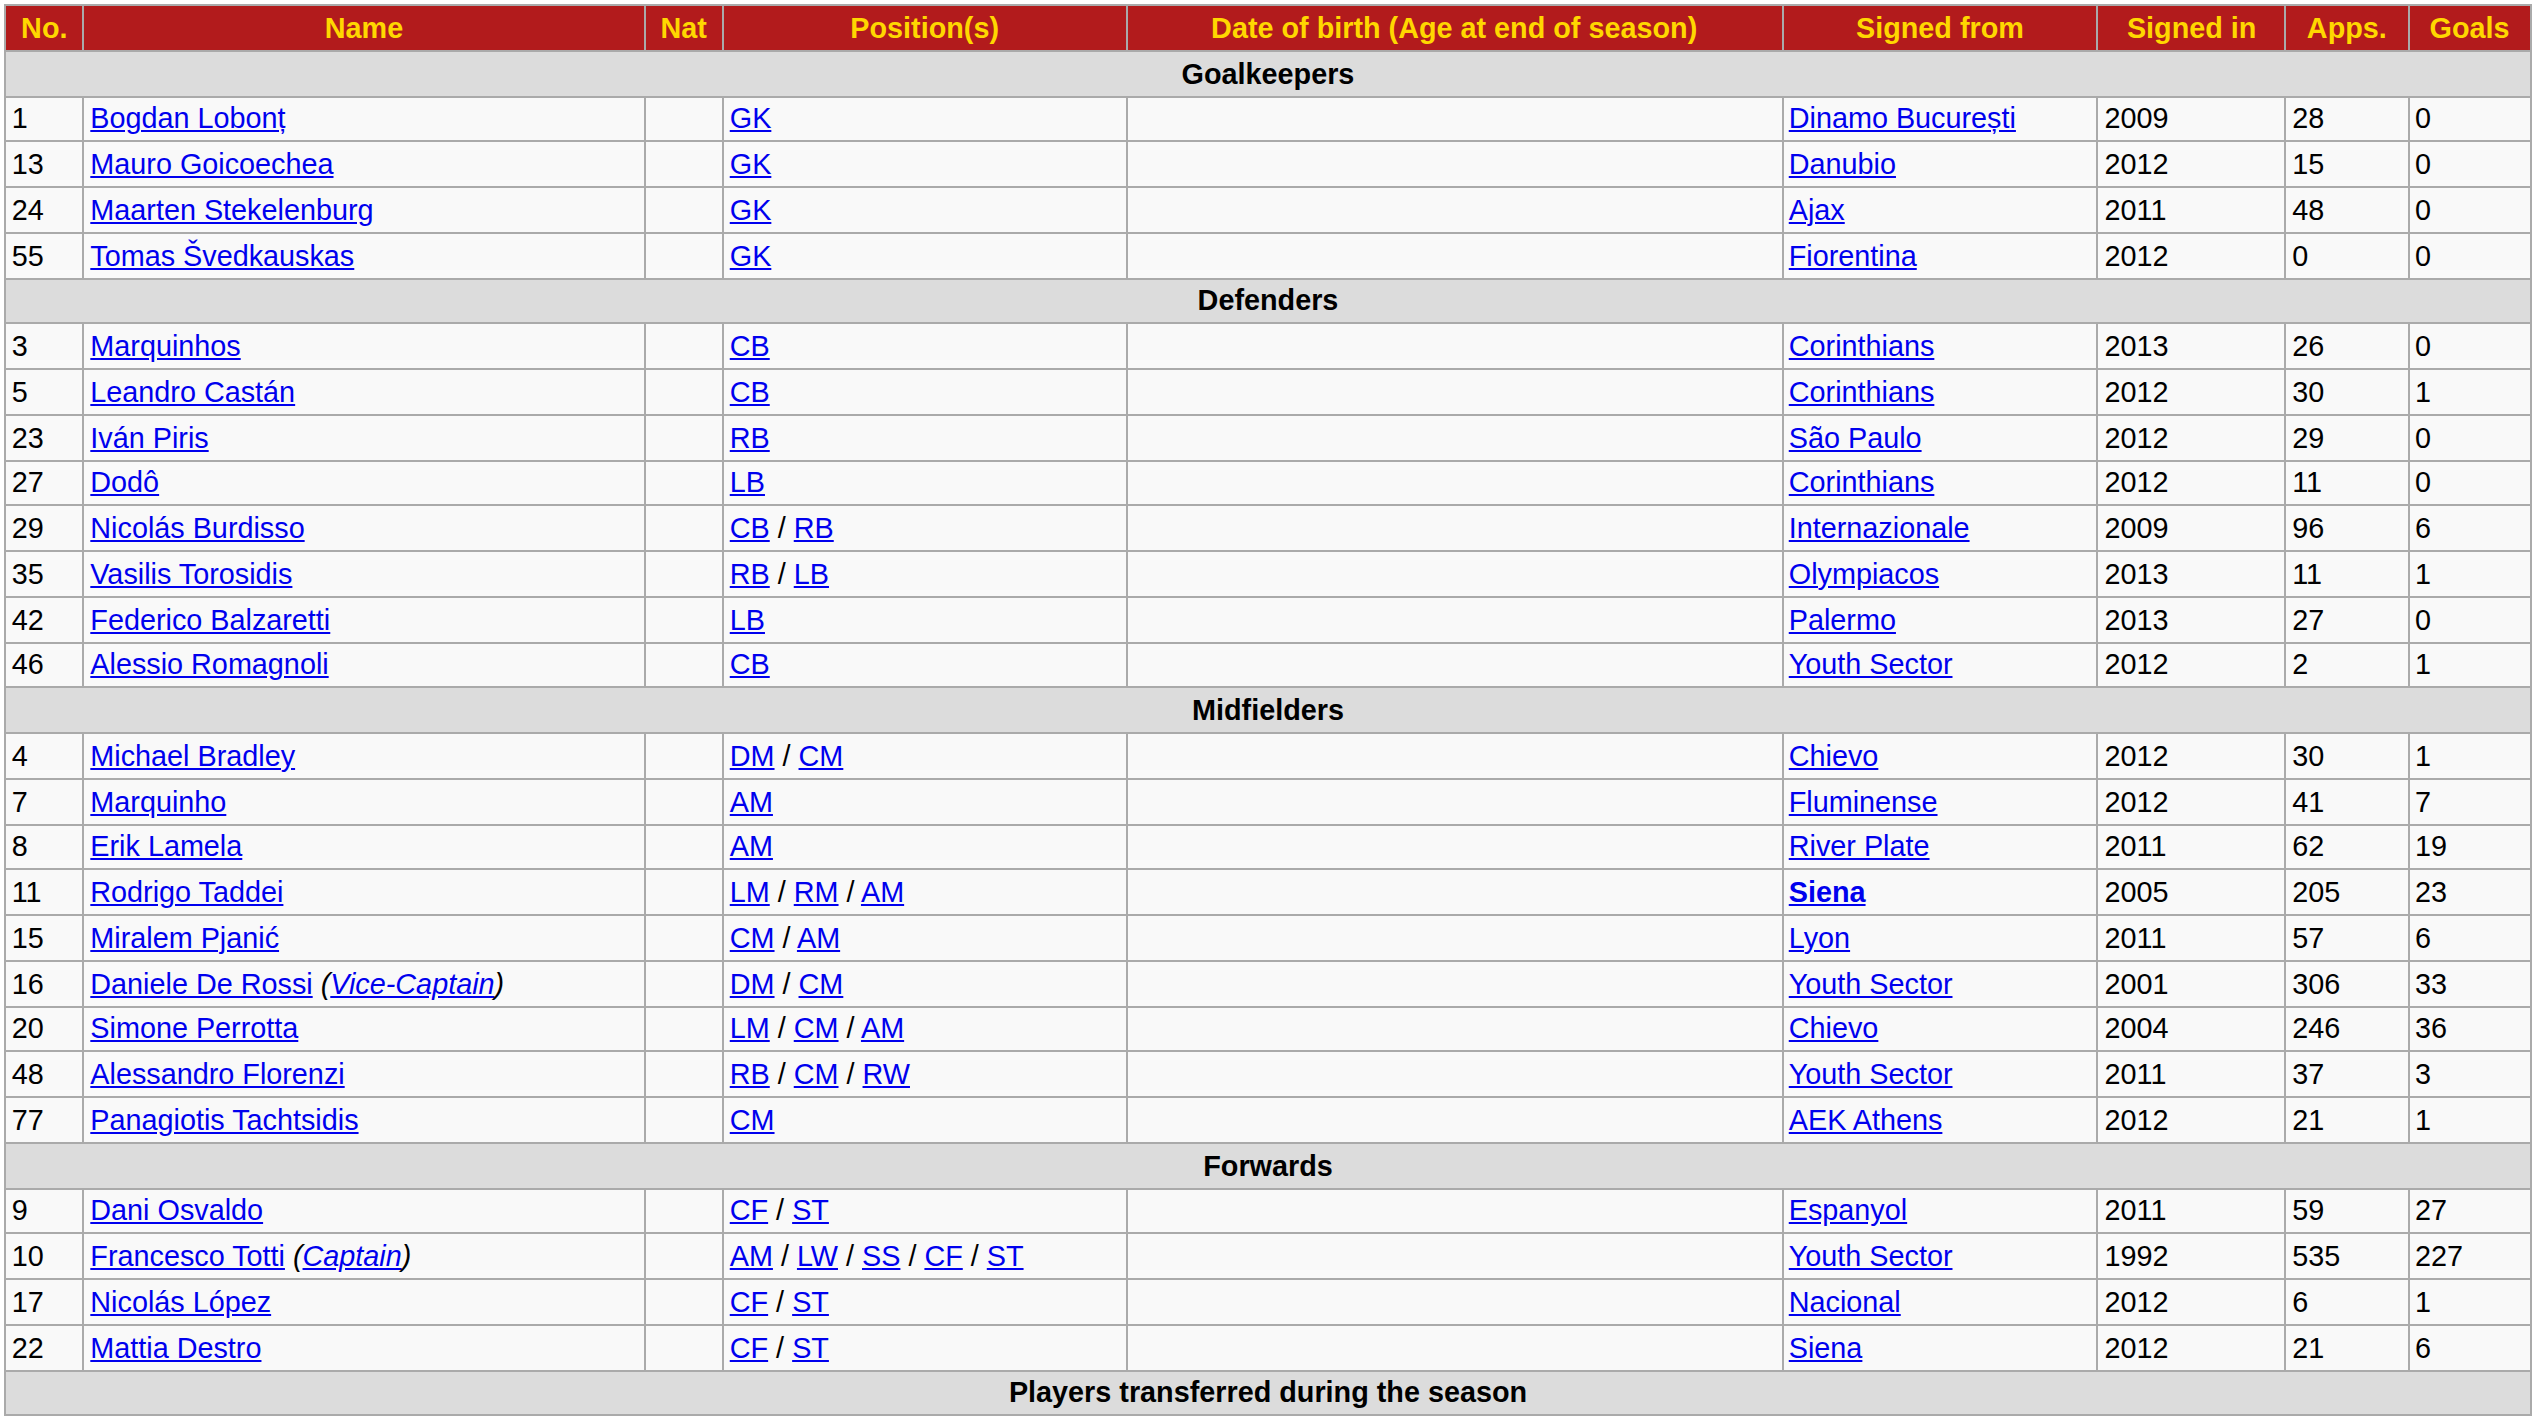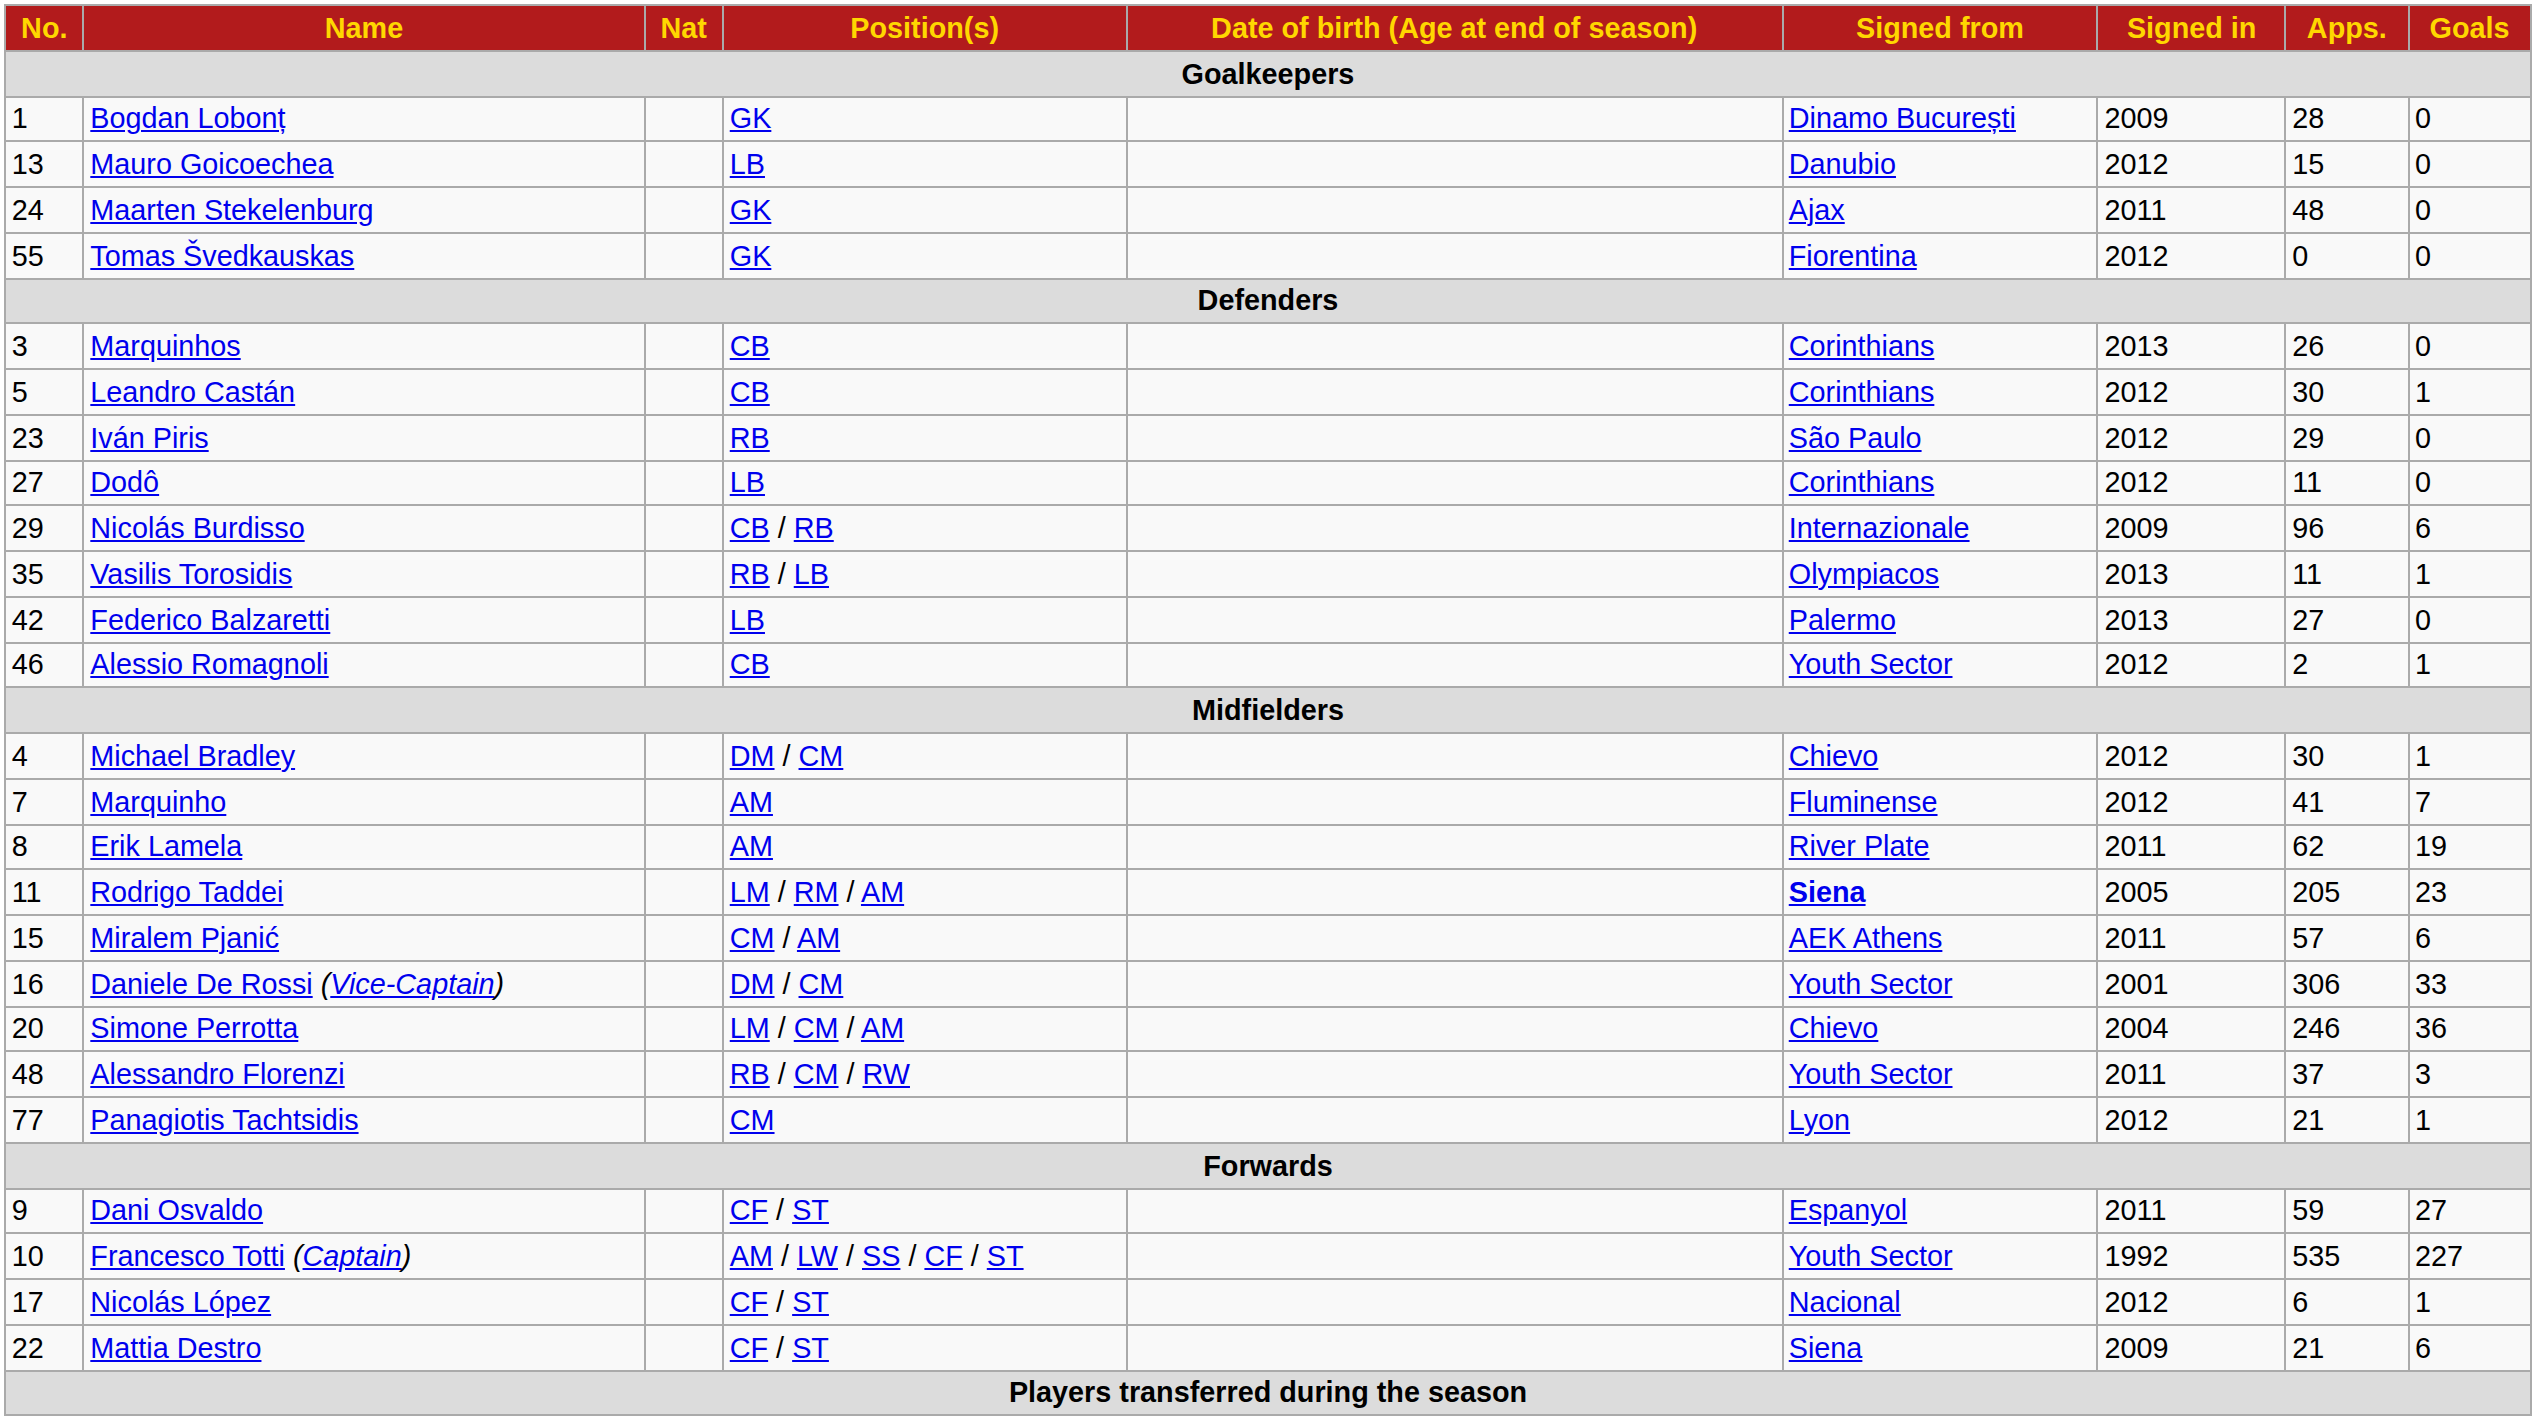(751, 165) GK -> (747, 165) LB
(1819, 938) Lyon -> (1866, 938) AEK Athens
(1866, 1120) AEK Athens -> (1819, 1120) Lyon
(2137, 1348) 2012 -> (2137, 1348) 2009
